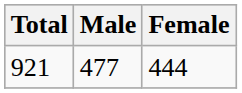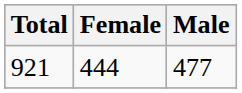columns swapped: (108, 25) <-> (189, 25)
